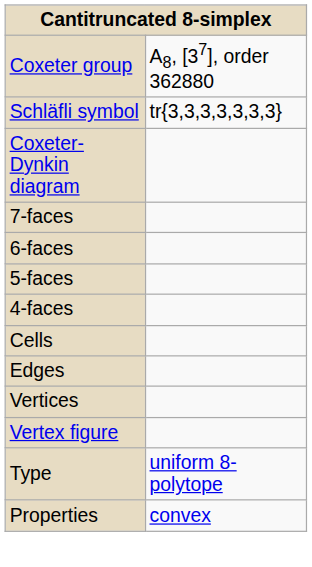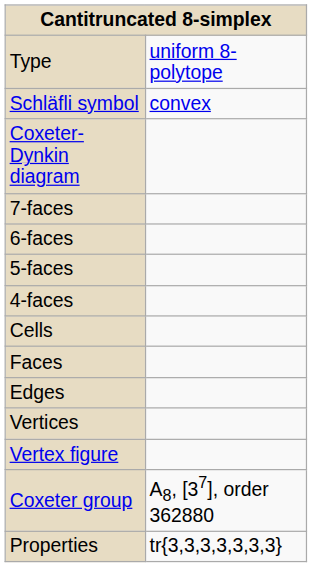rows swapped: (31, 473) <-> (71, 66)
(216, 112) tr{3,3,3,3,3,3,3} -> (180, 103) convex
+ row: (36, 361)
(180, 515) convex -> (216, 546) tr{3,3,3,3,3,3,3}
